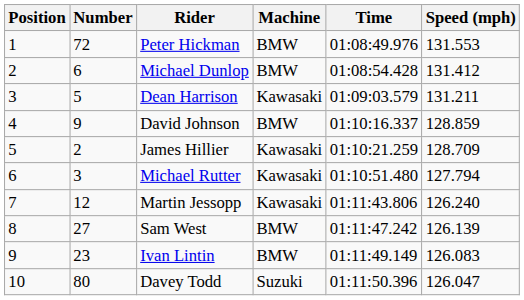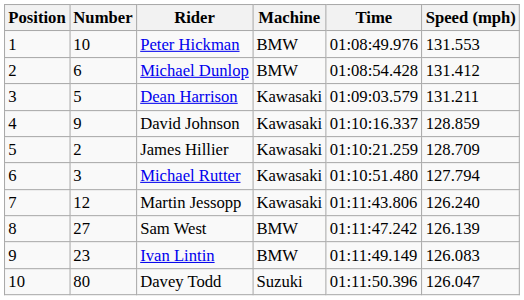(82, 44) 72 -> (82, 44) 10
(277, 123) BMW -> (289, 123) Kawasaki
